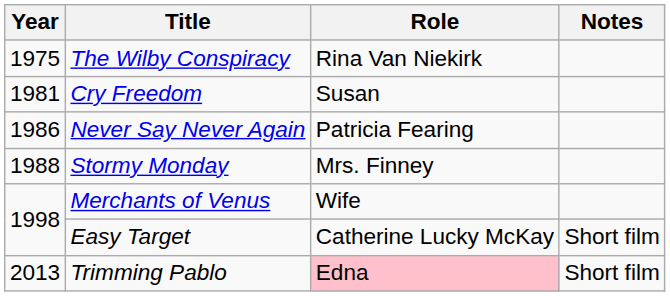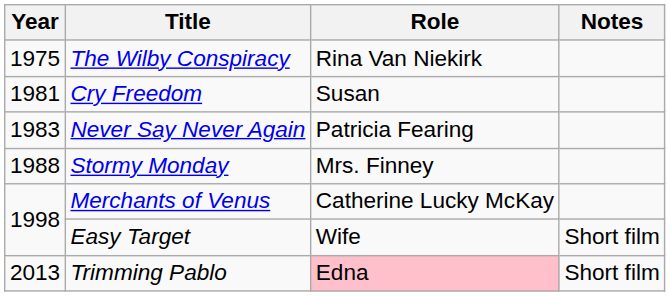(35, 129) 1986 -> (35, 129) 1983
(338, 201) Wife -> (435, 201) Catherine Lucky McKay
(435, 237) Catherine Lucky McKay -> (338, 237) Wife
